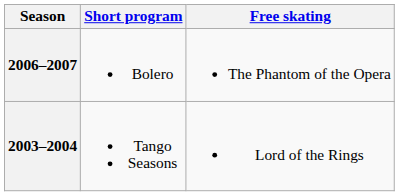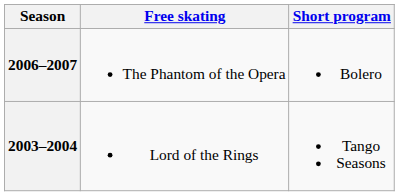columns swapped: (133, 16) <-> (290, 16)
